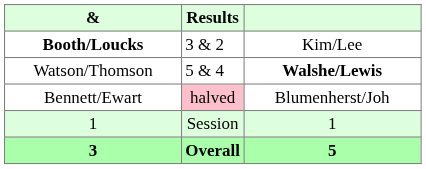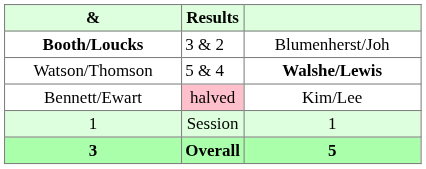(332, 44) Kim/Lee -> (332, 44) Blumenherst/Joh
(332, 97) Blumenherst/Joh -> (332, 97) Kim/Lee
